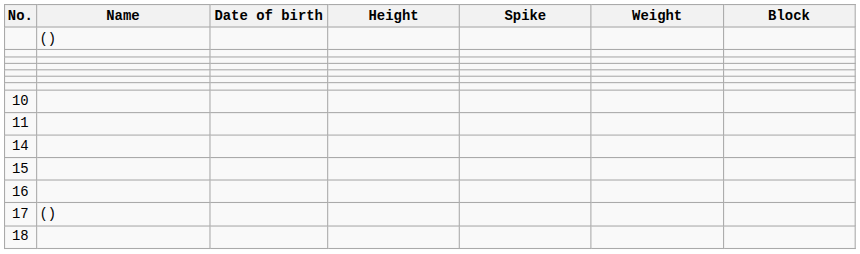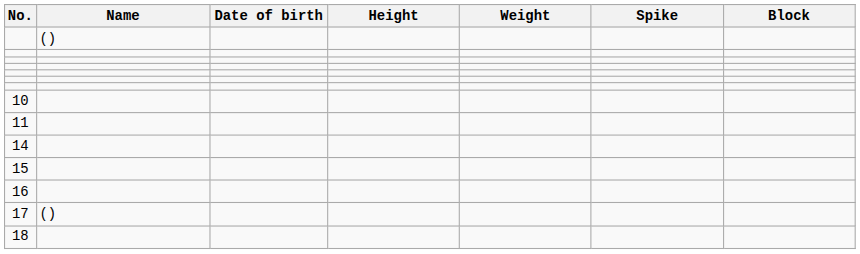columns swapped: (657, 16) <-> (525, 16)
